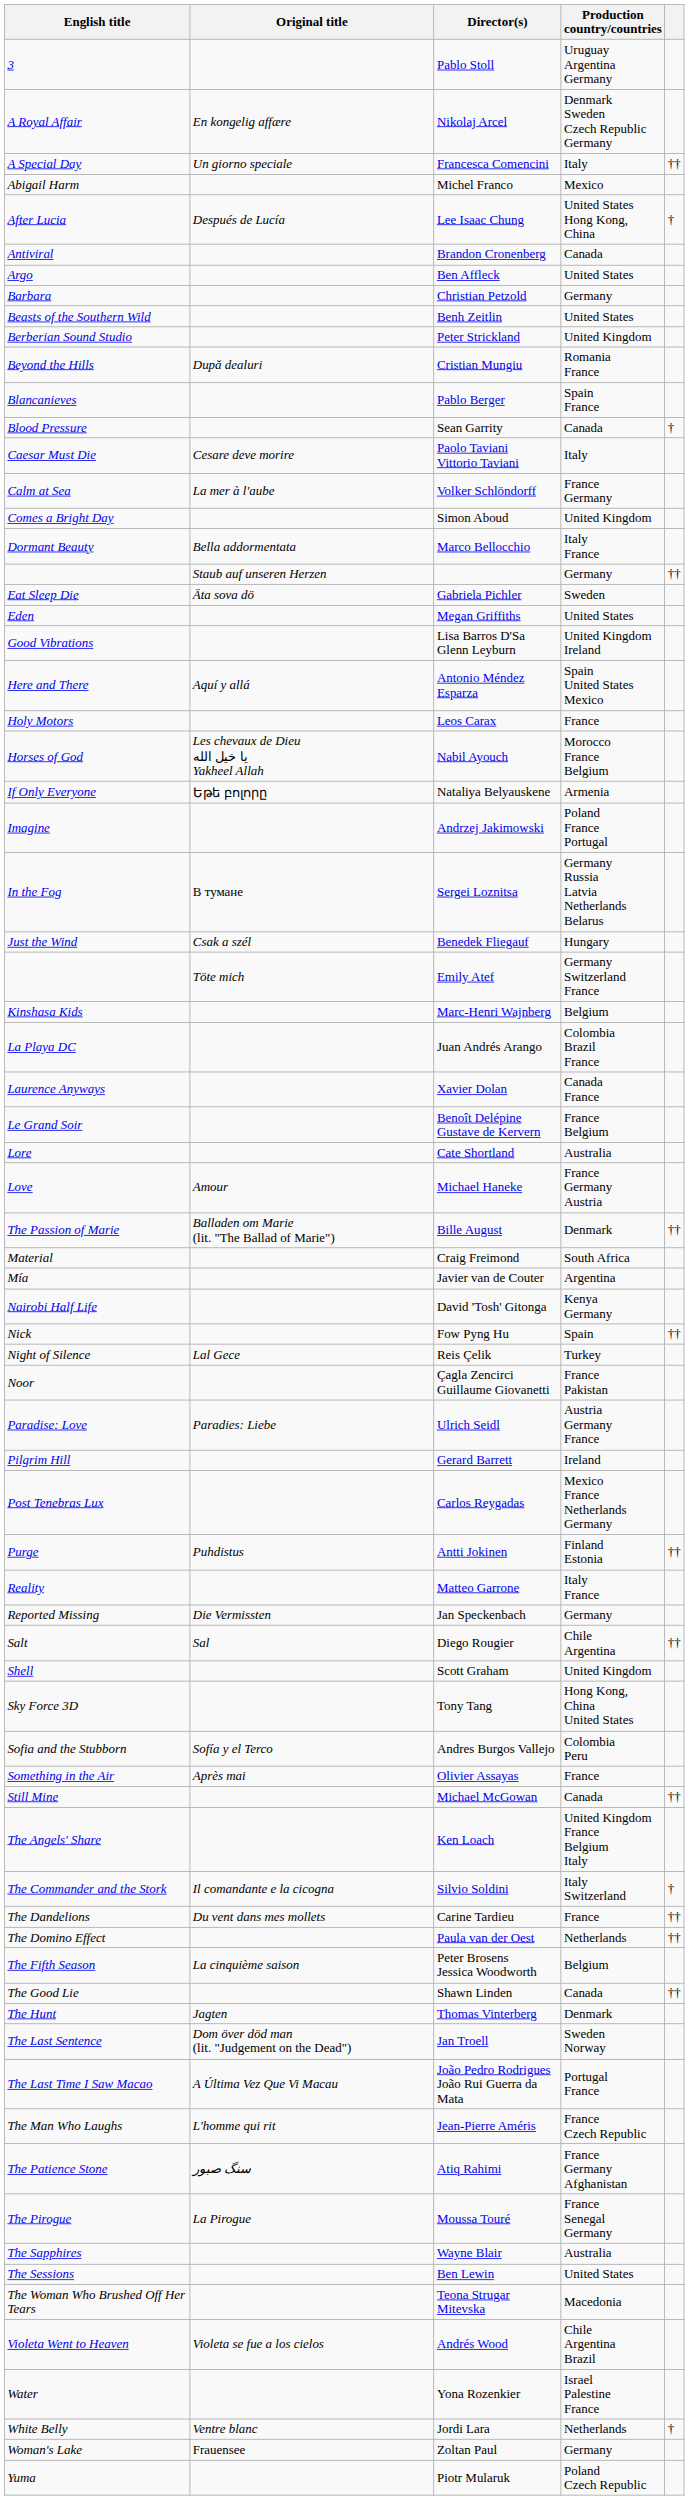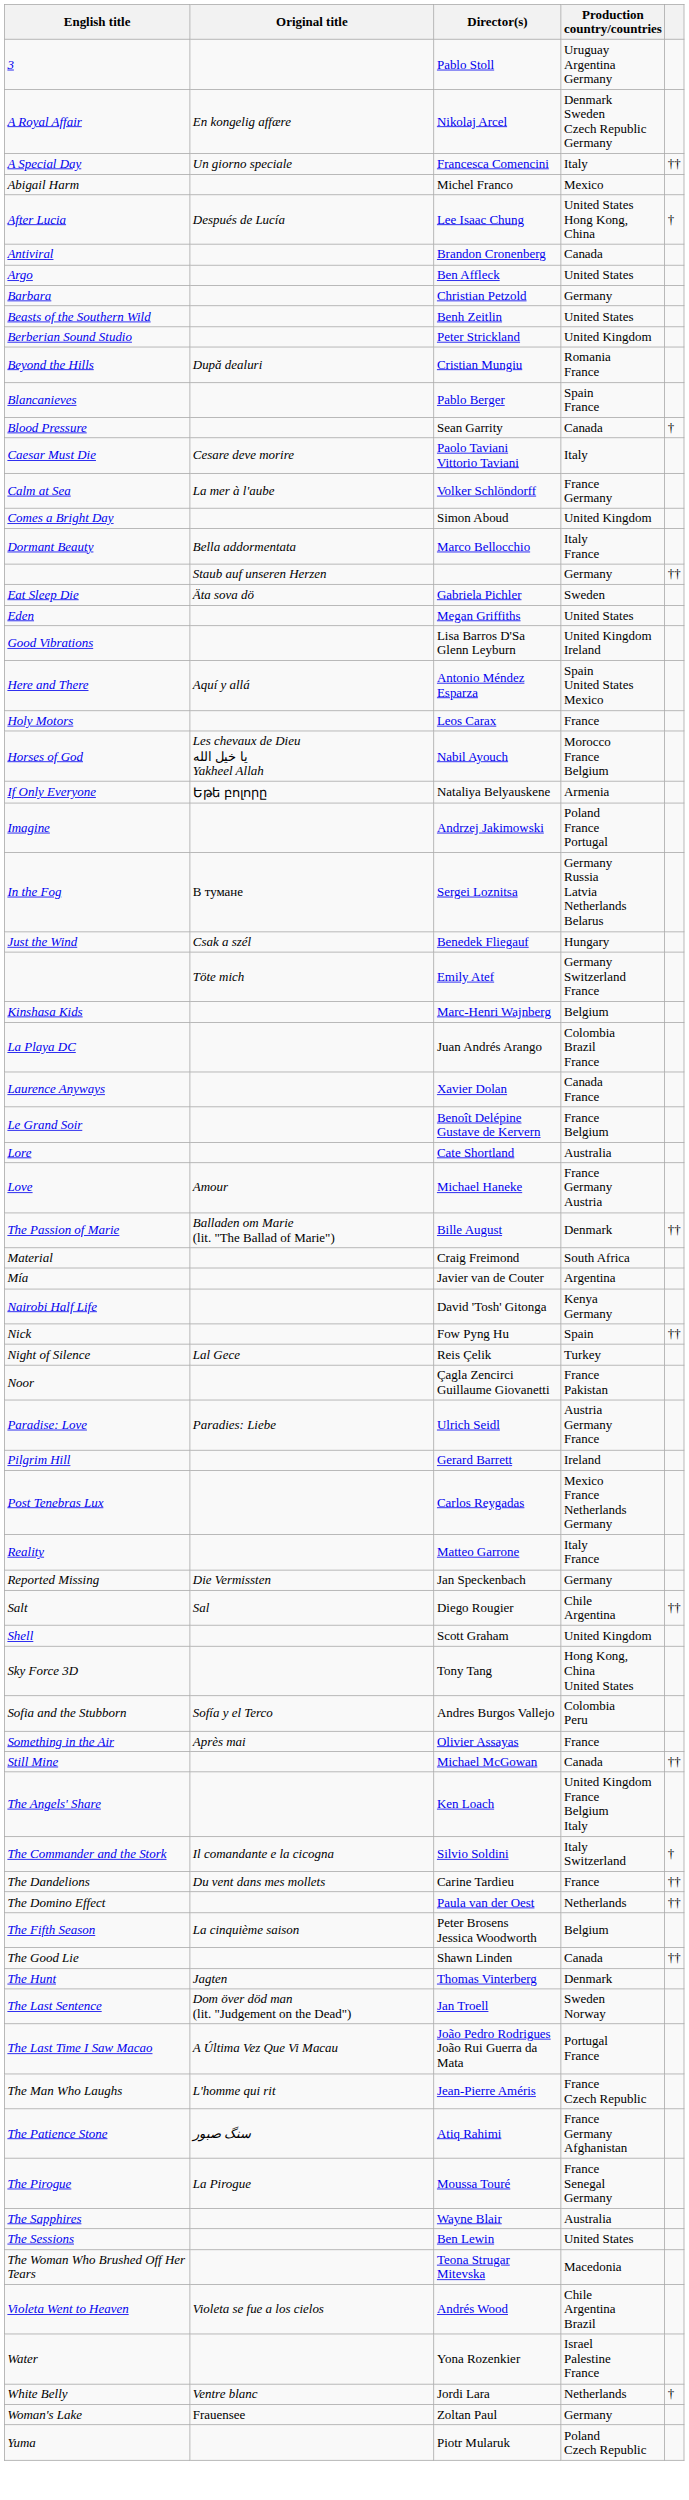- row: (472, 1552)
